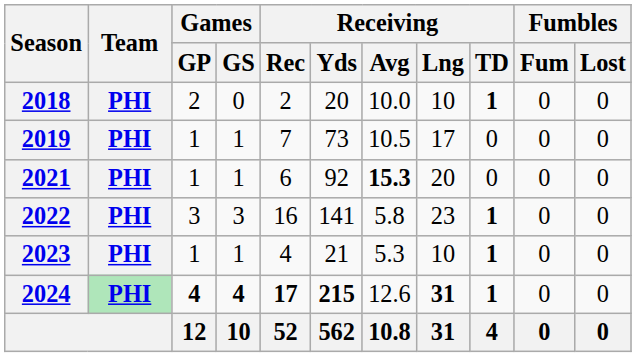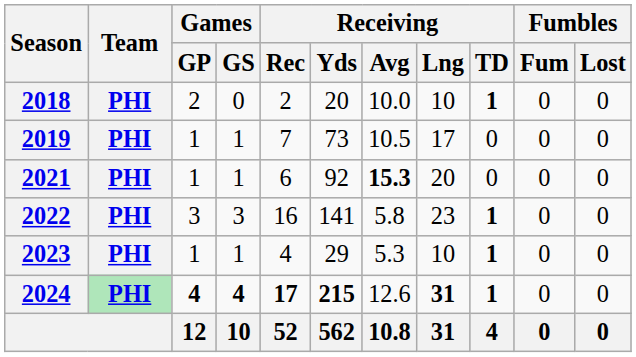(337, 255) 21 -> (337, 255) 29
